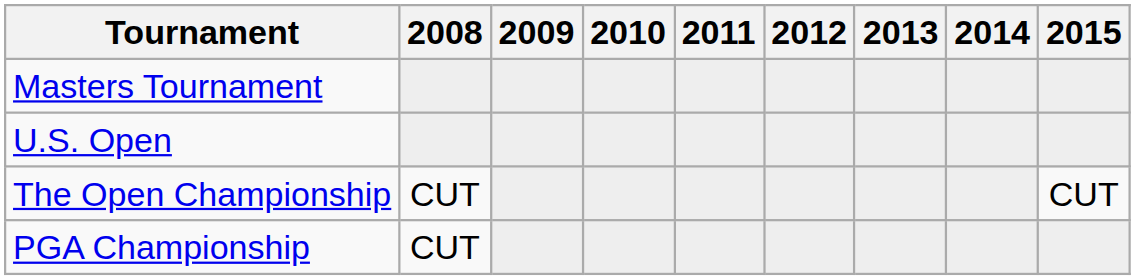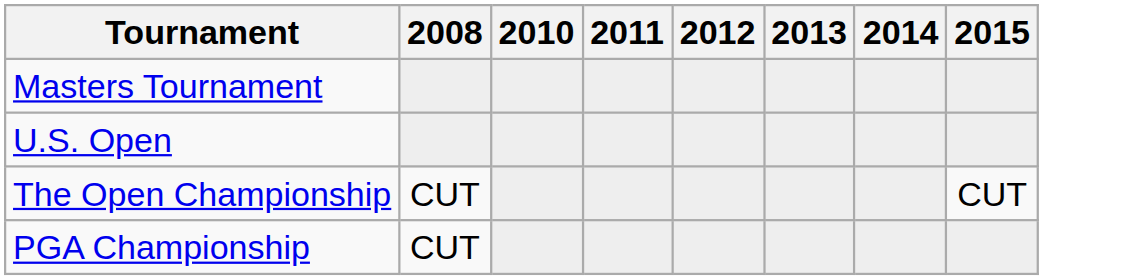- column: (536, 32)
